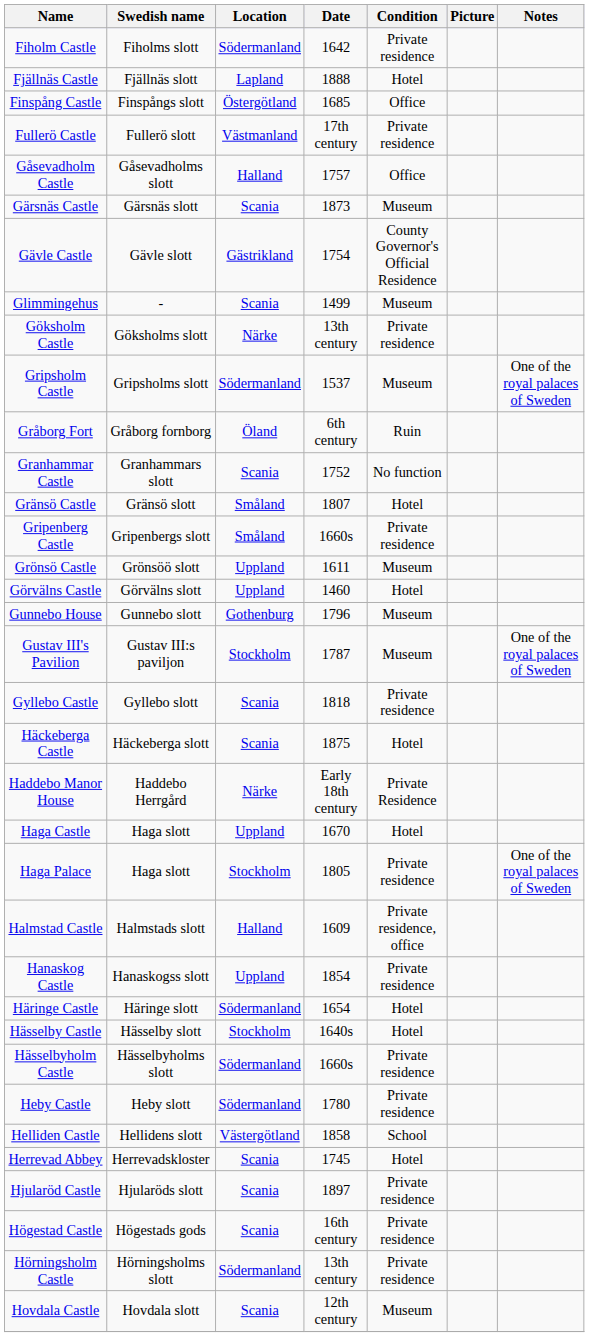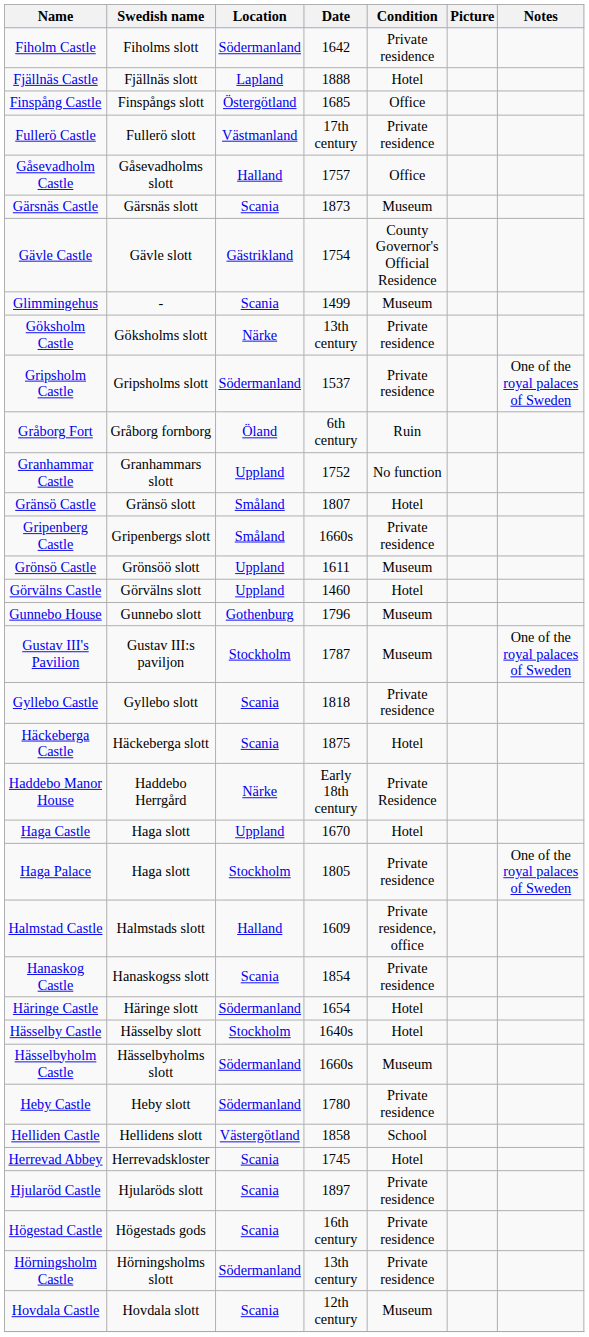(407, 384) Museum -> (407, 384) Private residence
(260, 472) Scania -> (260, 472) Uppland
(260, 977) Uppland -> (260, 977) Scania
(407, 1064) Private residence -> (407, 1064) Museum
